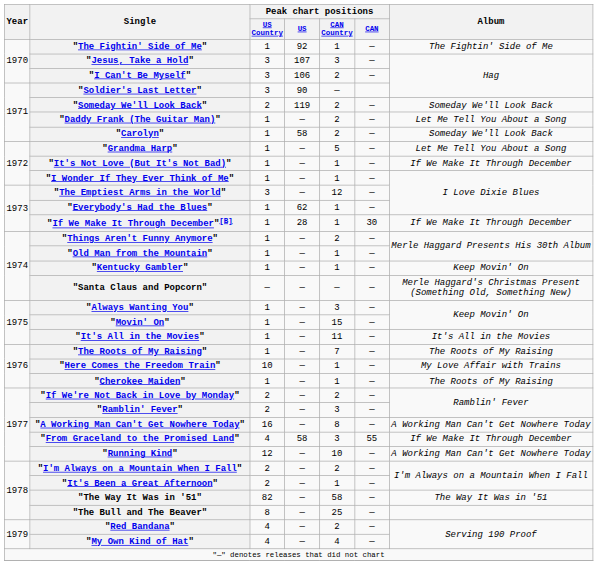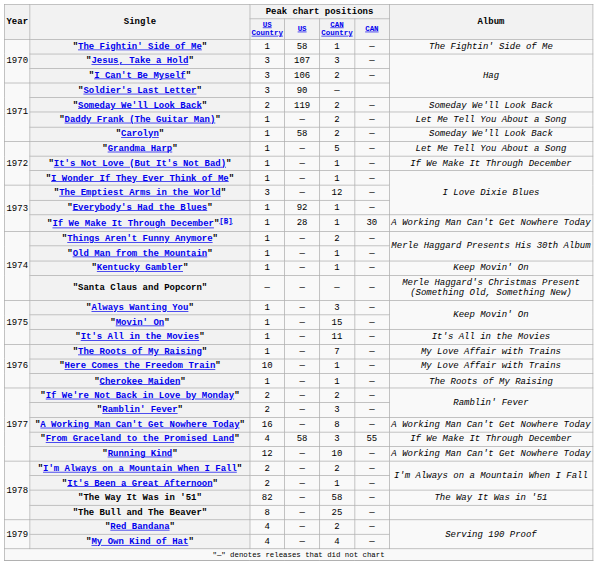(302, 46) 92 -> (302, 46) 58
(302, 207) 62 -> (302, 207) 92
(491, 223) If We Make It Through December -> (491, 223) A Working Man Can't Get Nowhere Today
(491, 352) The Roots of My Raising -> (491, 352) My Love Affair with Trains
